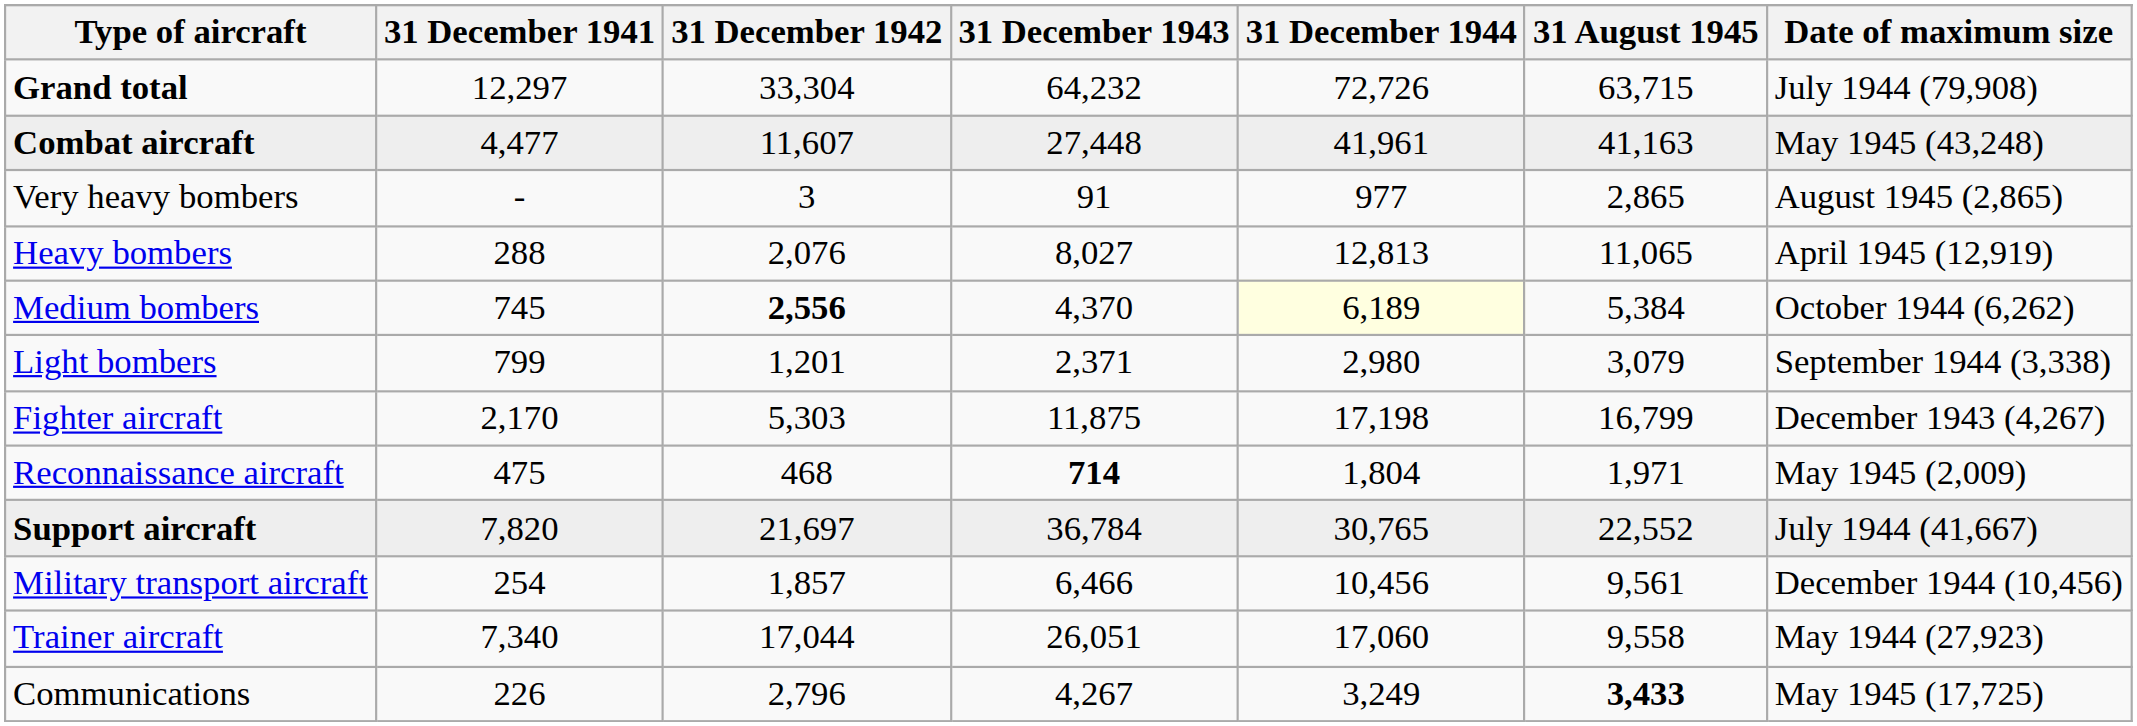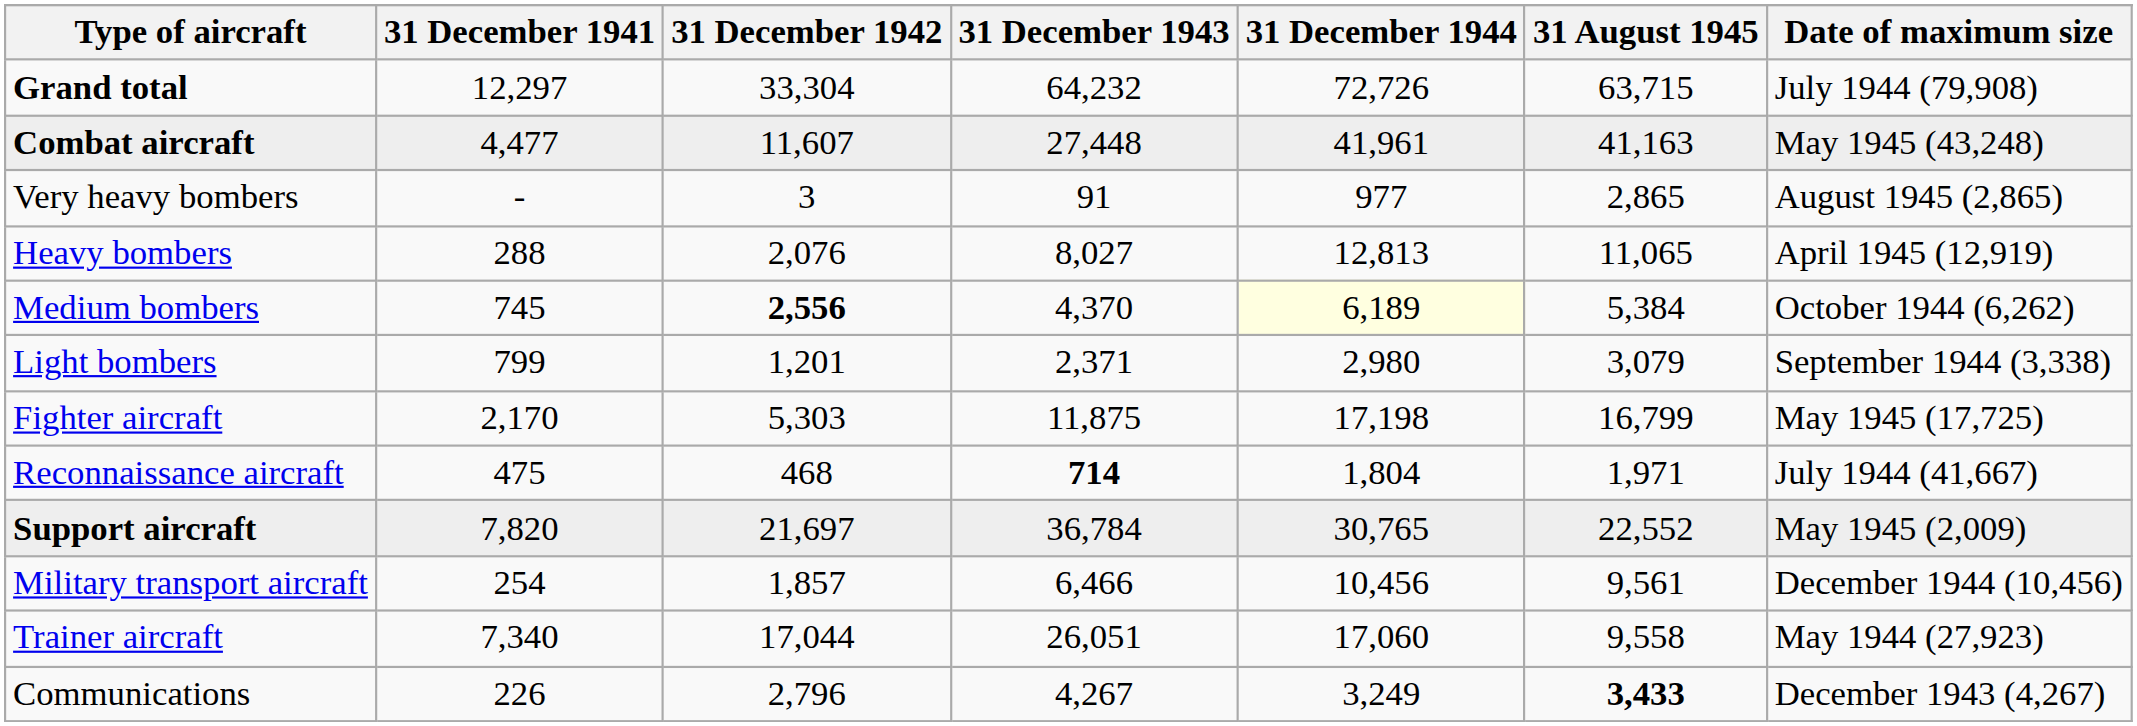(1940, 417) December 1943 (4,267) -> (1909, 417) May 1945 (17,725)
(1900, 472) May 1945 (2,009) -> (1906, 472) July 1944 (41,667)
(1906, 527) July 1944 (41,667) -> (1900, 527) May 1945 (2,009)
(1909, 692) May 1945 (17,725) -> (1940, 692) December 1943 (4,267)
